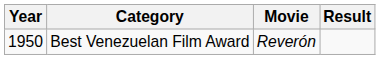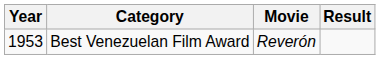(26, 41) 1950 -> (26, 41) 1953
